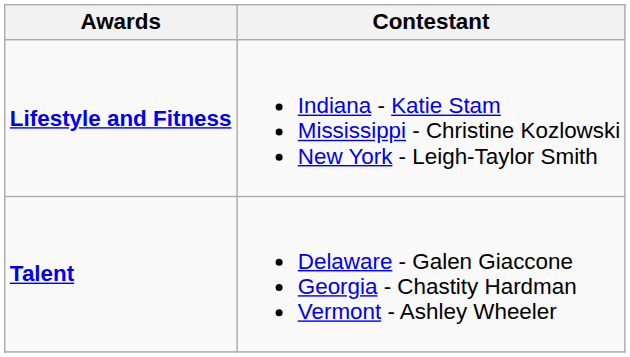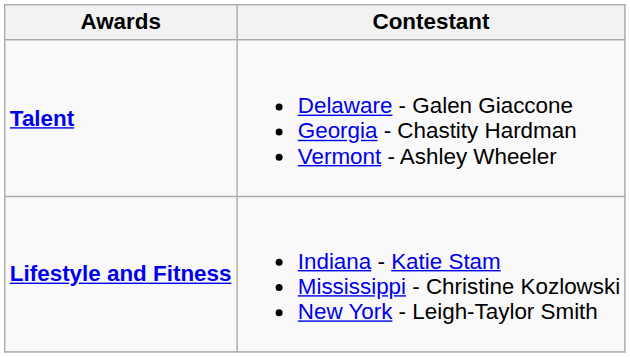rows swapped: (121, 117) <-> (42, 273)
